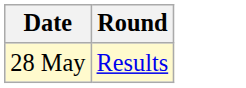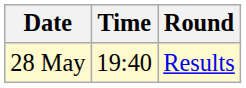+ column: (124, 23)
